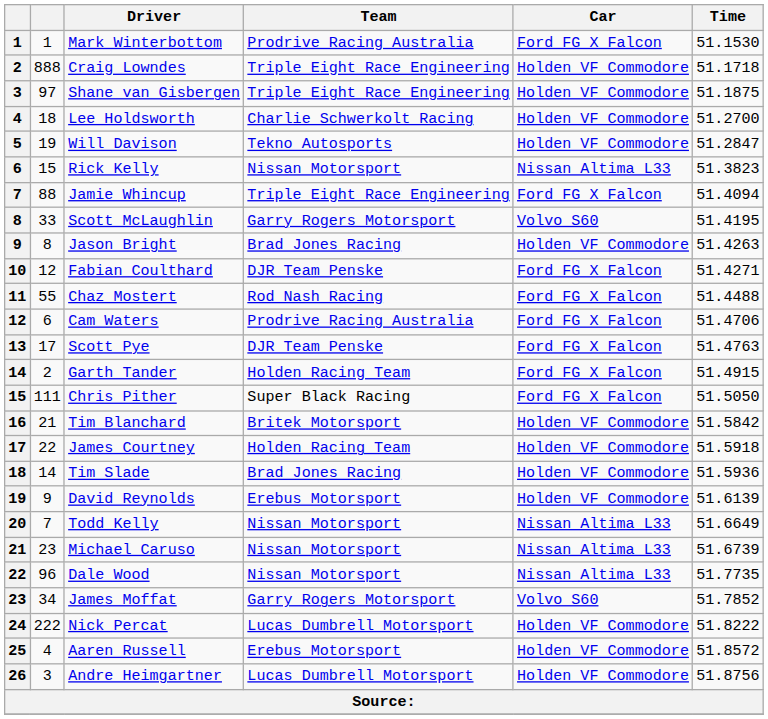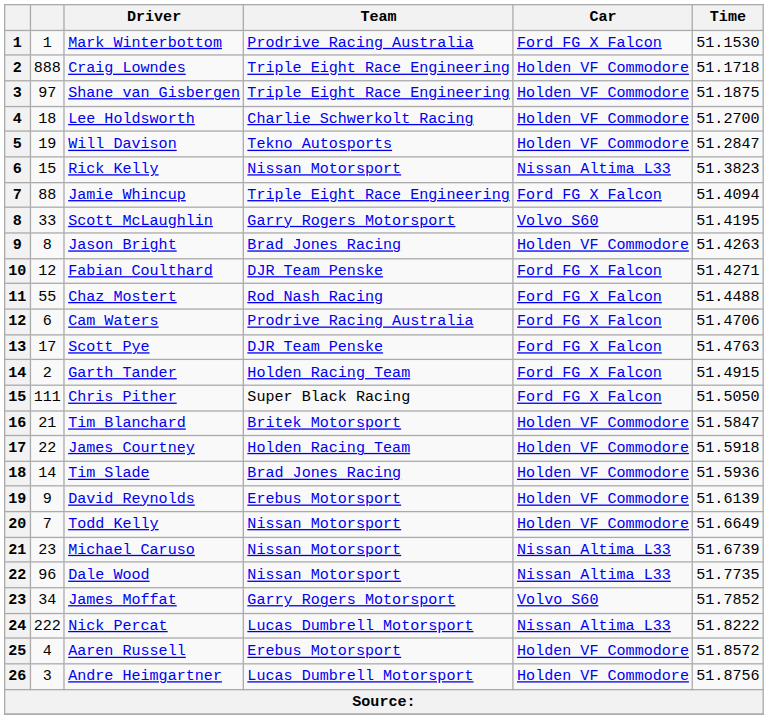(728, 423) 51.5842 -> (728, 423) 51.5847
(594, 524) Nissan Altima L33 -> (603, 524) Holden VF Commodore
(603, 626) Holden VF Commodore -> (594, 626) Nissan Altima L33
